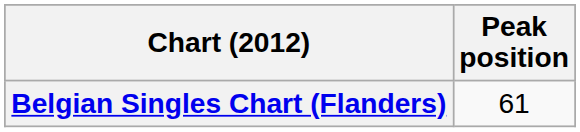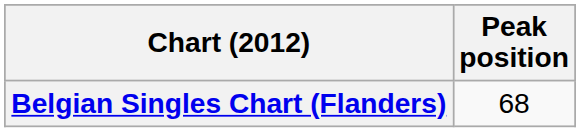(514, 103) 61 -> (514, 103) 68
